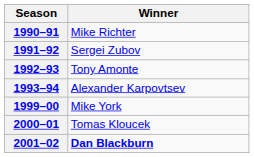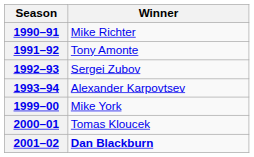(106, 50) Sergei Zubov -> (105, 50) Tony Amonte
(105, 69) Tony Amonte -> (106, 69) Sergei Zubov
